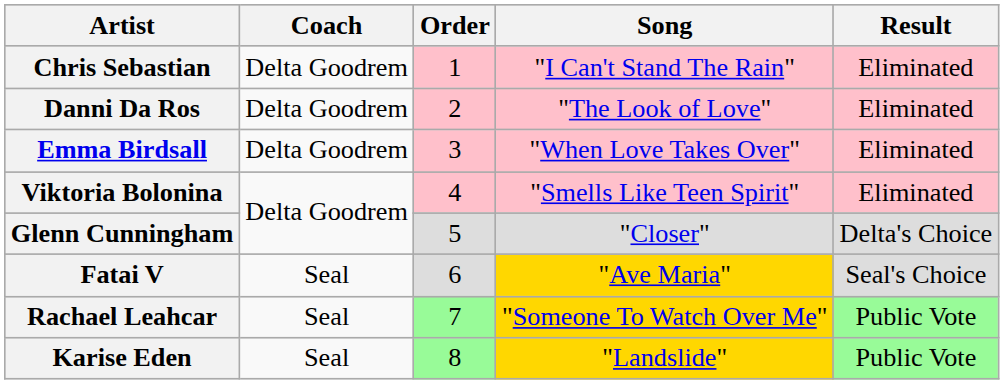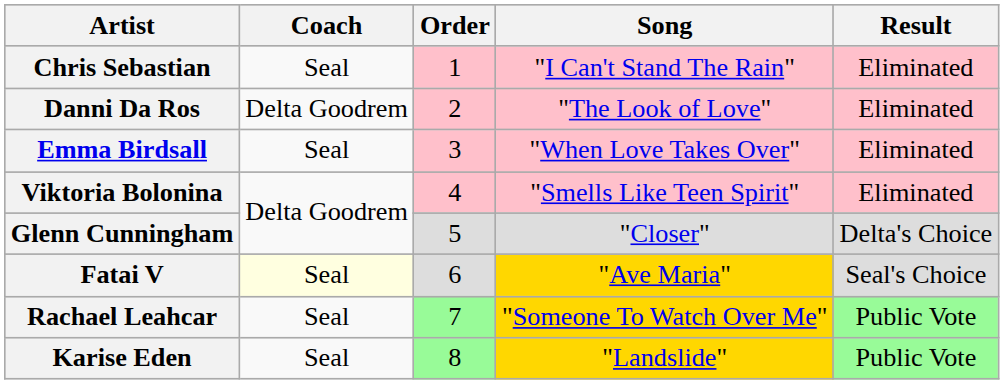(327, 66) Delta Goodrem -> (327, 66) Seal
(327, 150) Delta Goodrem -> (327, 150) Seal
(327, 274) no background -> (327, 274) lightyellow background
